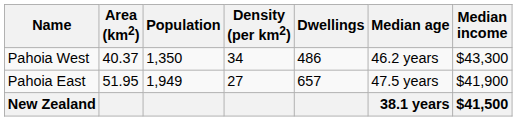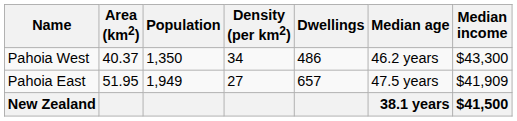(482, 81) $41,900 -> (482, 81) $41,909
